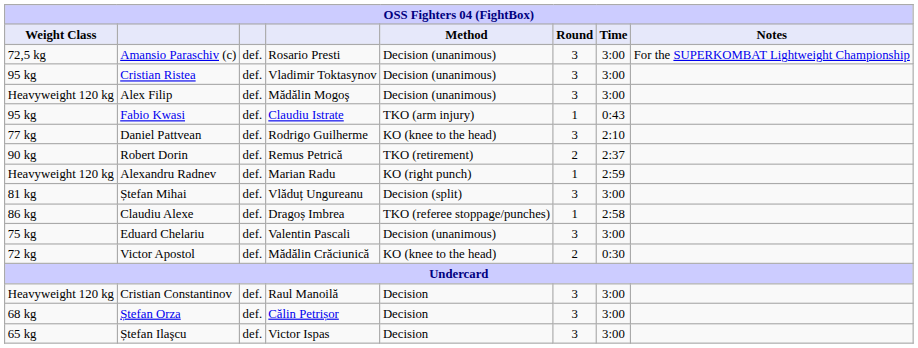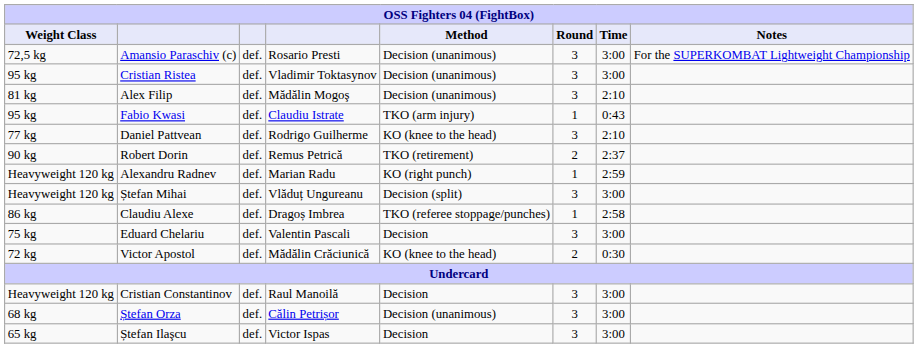(61, 94) Heavyweight 120 kg -> (22, 94) 81 kg
(613, 94) 3:00 -> (613, 94) 2:10
(22, 194) 81 kg -> (61, 194) Heavyweight 120 kg
(439, 234) Decision (unanimous) -> (406, 234) Decision
(406, 313) Decision -> (439, 313) Decision (unanimous)
